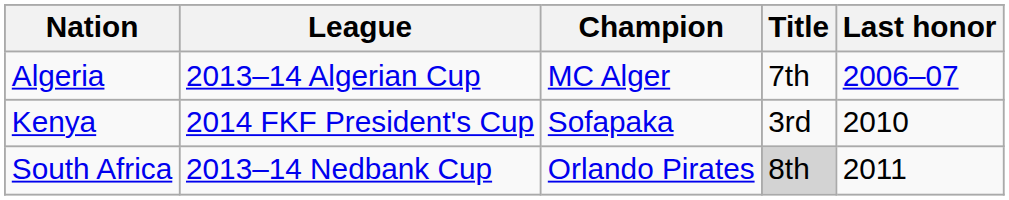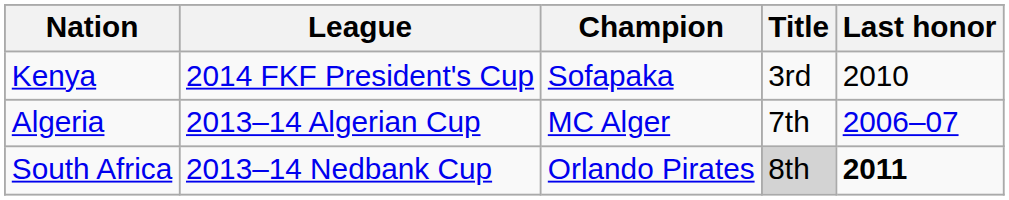rows swapped: (58, 75) <-> (54, 122)
(875, 169) normal -> (875, 169) bold
